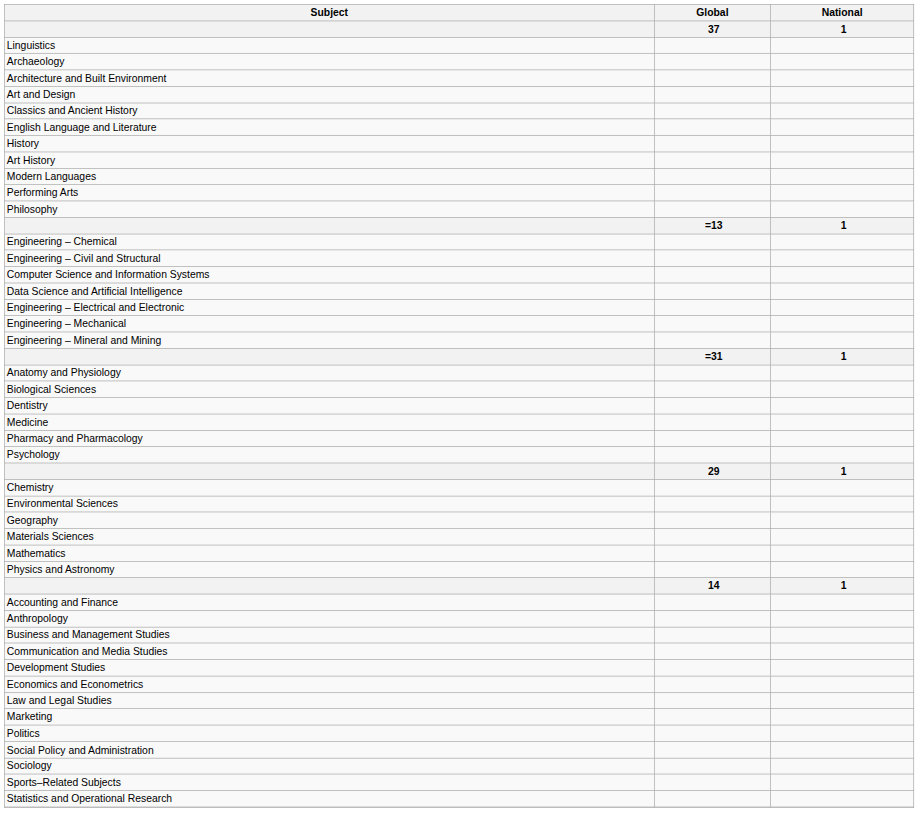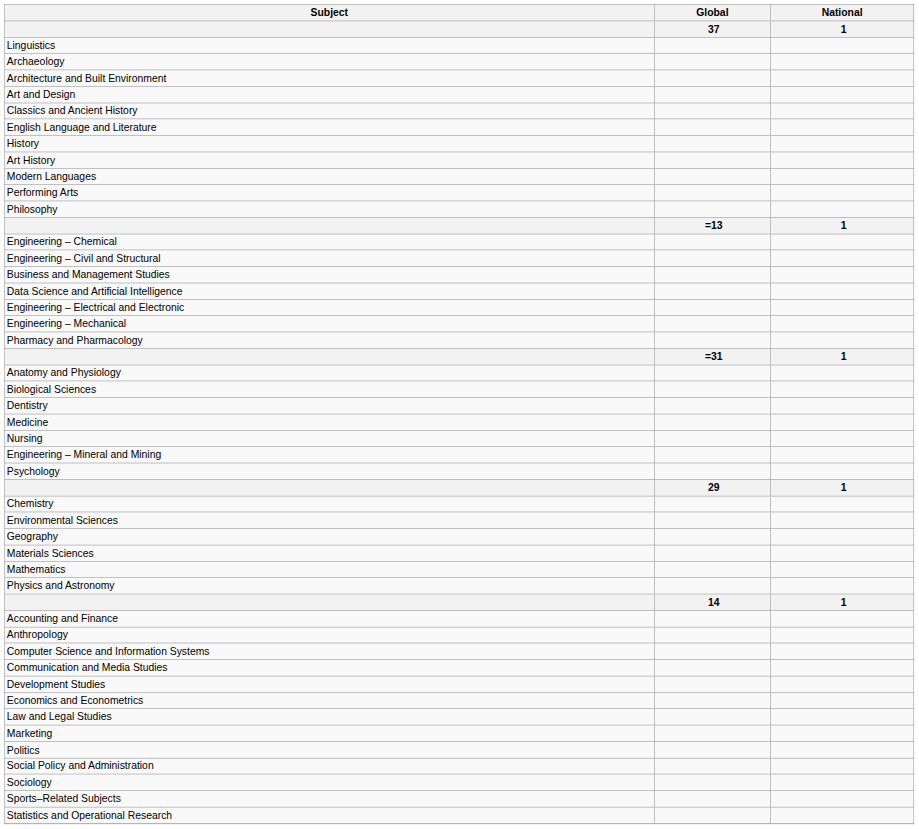rows swapped: (108, 275) <-> (88, 635)
rows swapped: (84, 341) <-> (75, 439)
+ row: (25, 439)
